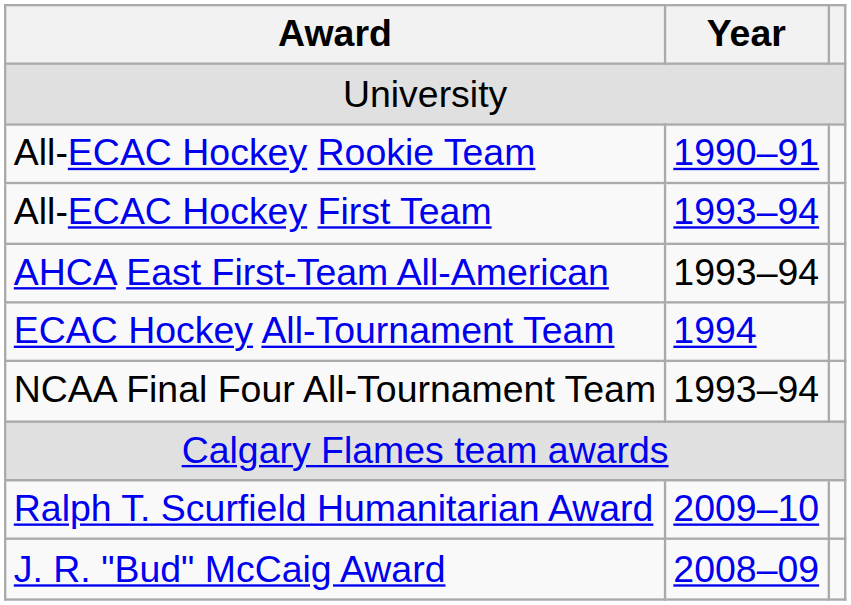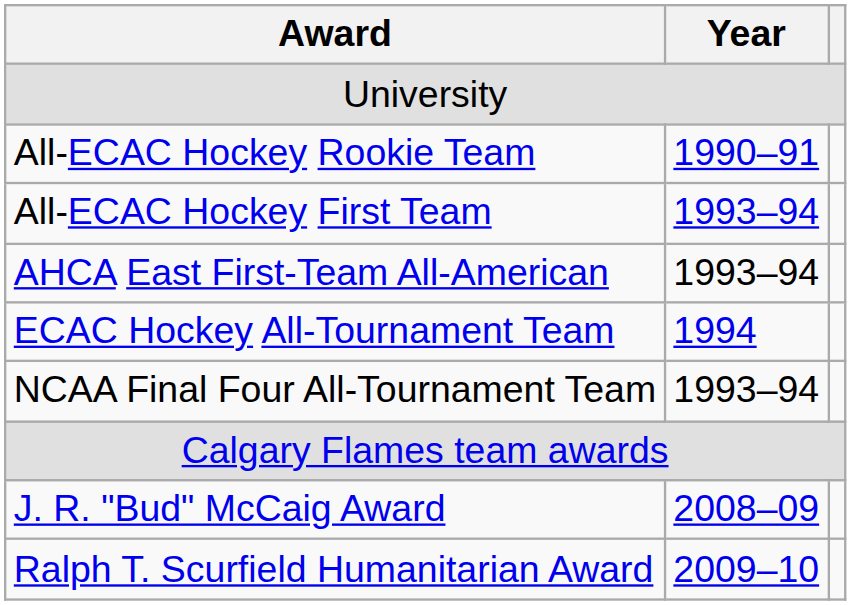rows swapped: (230, 568) <-> (334, 509)
